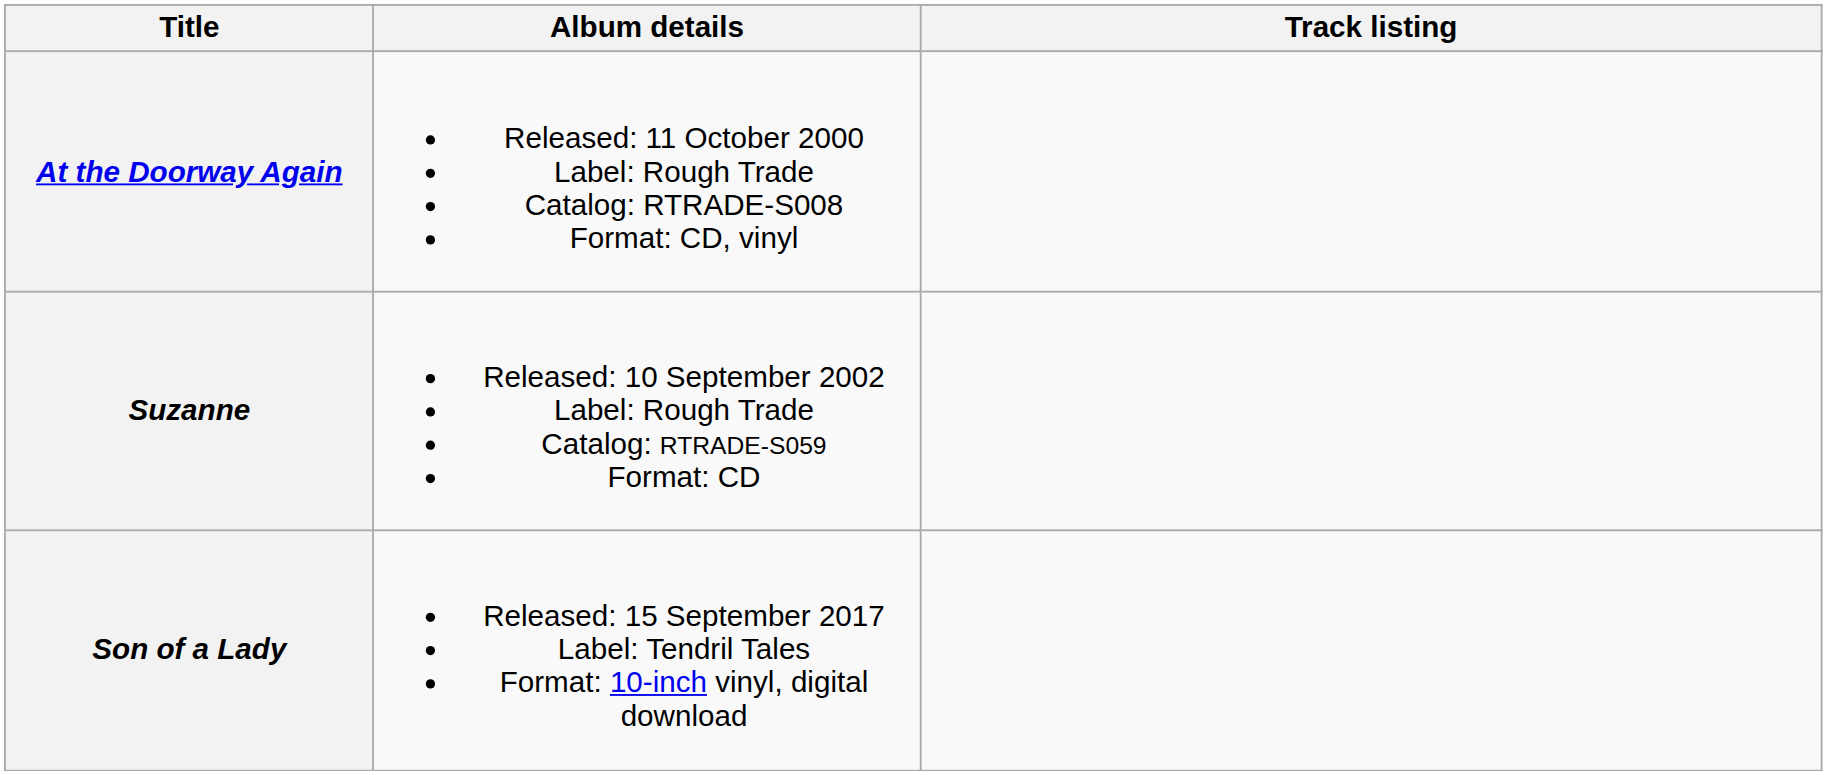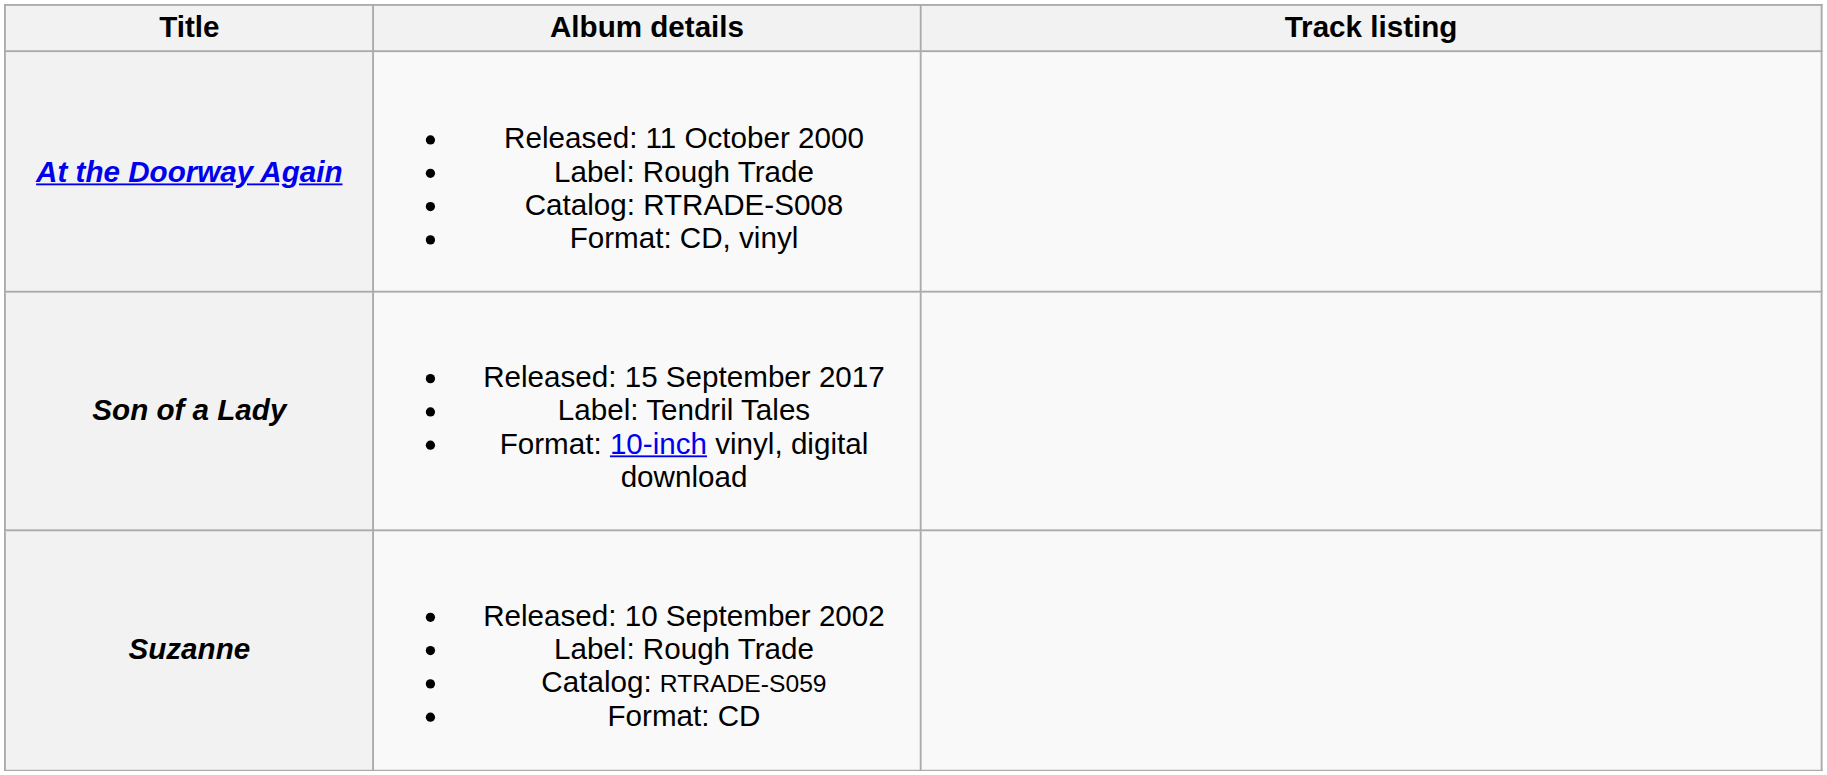rows swapped: (189, 410) <-> (189, 649)
